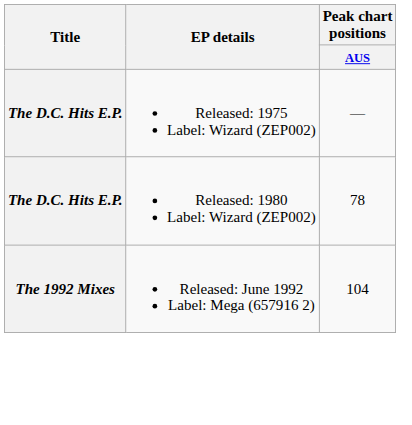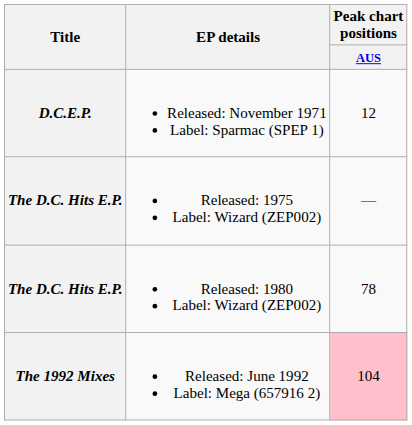+ row: (228, 121)
(358, 288) no background -> (368, 376) pink background
